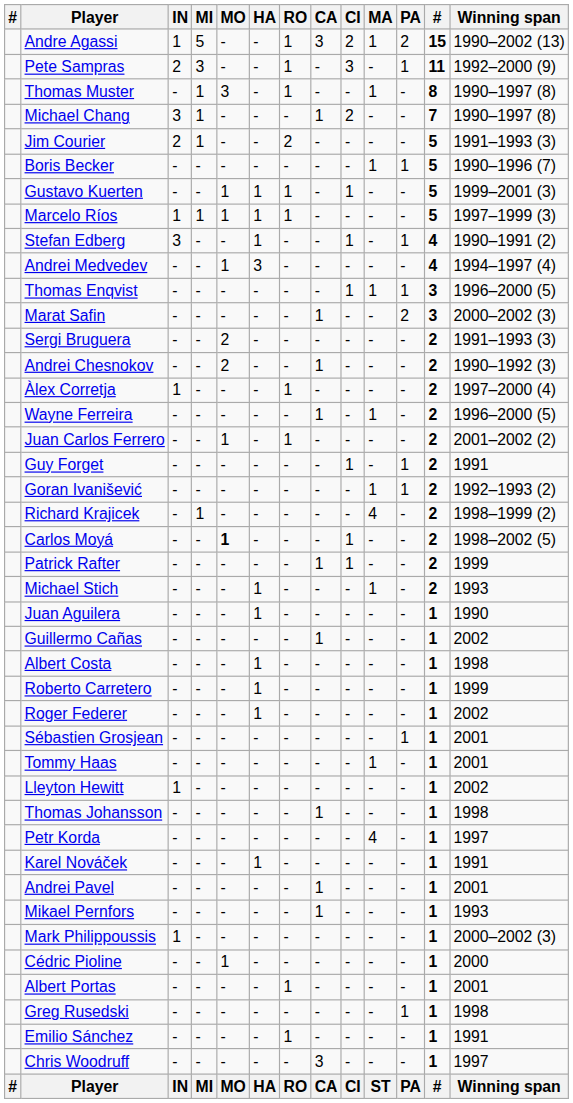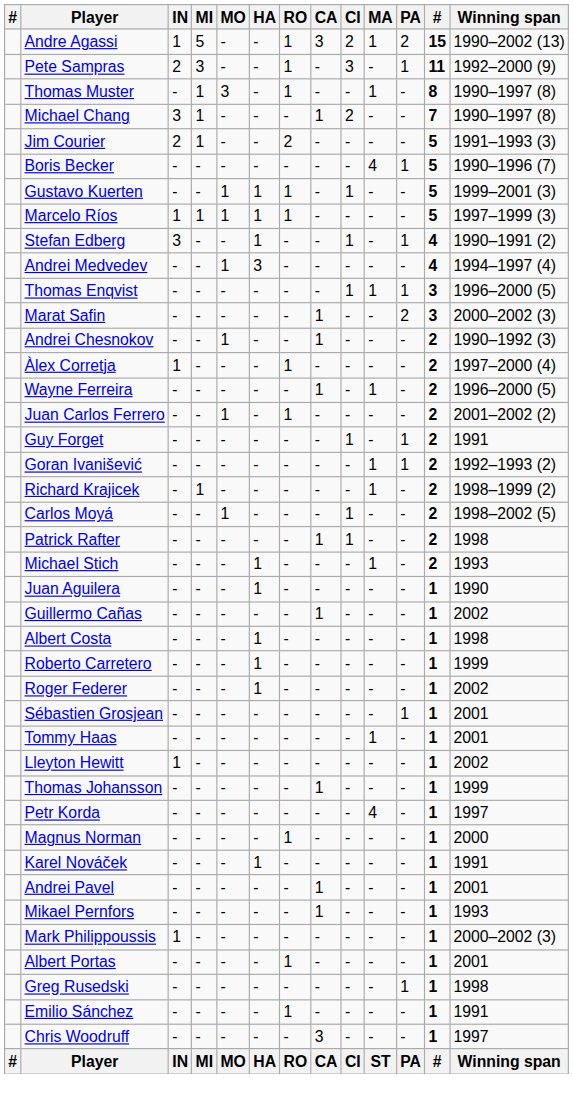(373, 166) 1 -> (373, 166) 4
- row: (78, 340)
(225, 365) 2 -> (225, 340) 1
(373, 514) 4 -> (373, 489) 1
(225, 539) bold -> (225, 514) normal
(471, 564) 1999 -> (471, 539) 1998
(471, 812) 1998 -> (471, 787) 1999
+ row: (83, 837)
- row: (73, 962)
